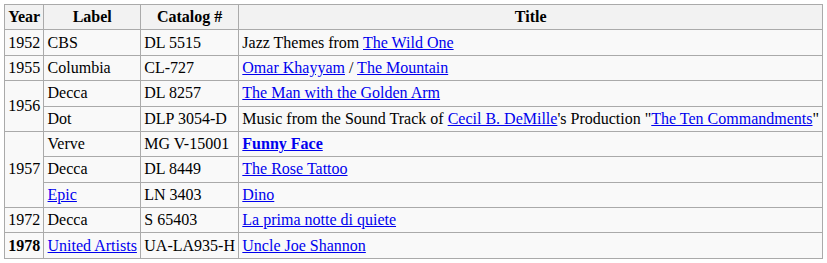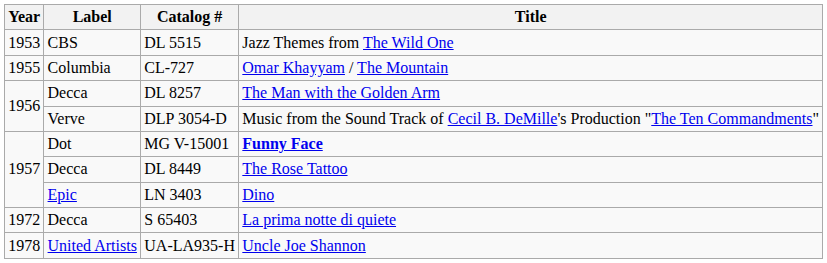(24, 42) 1952 -> (24, 42) 1953
(60, 118) Dot -> (66, 118) Verve
(66, 144) Verve -> (60, 144) Dot
(24, 245) bold -> (24, 245) normal
